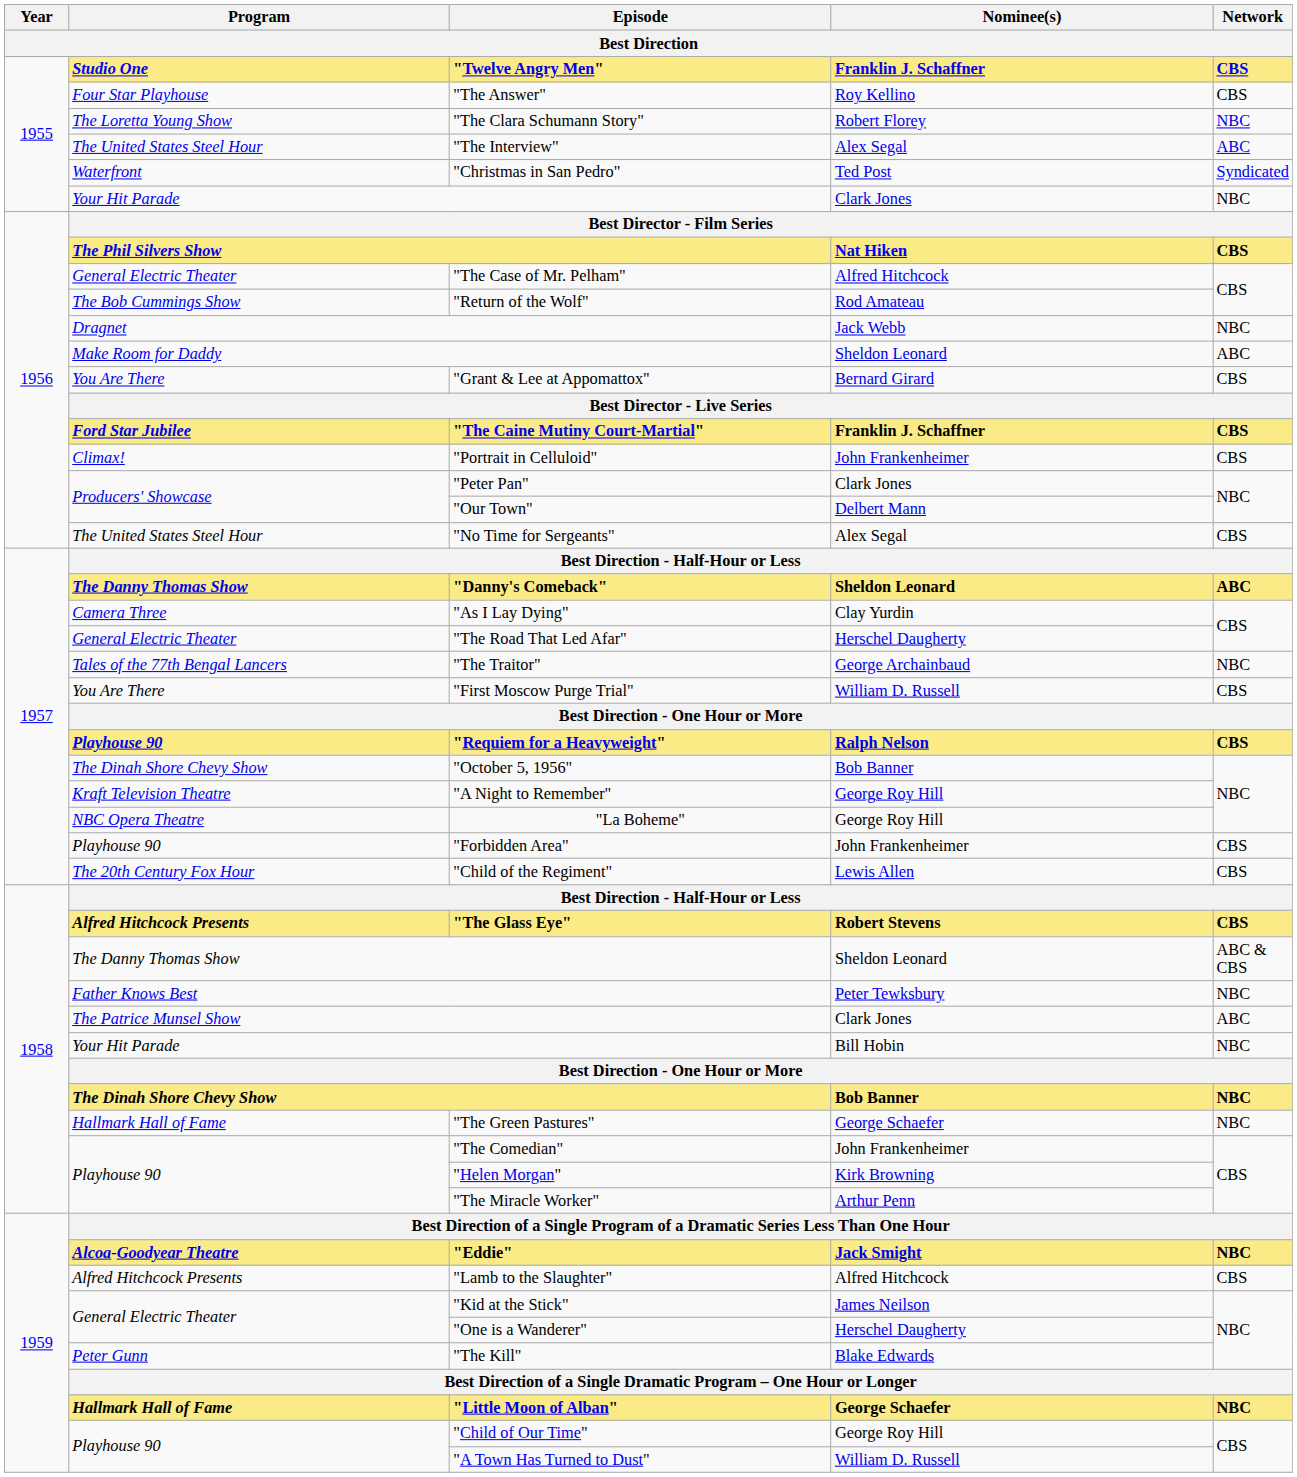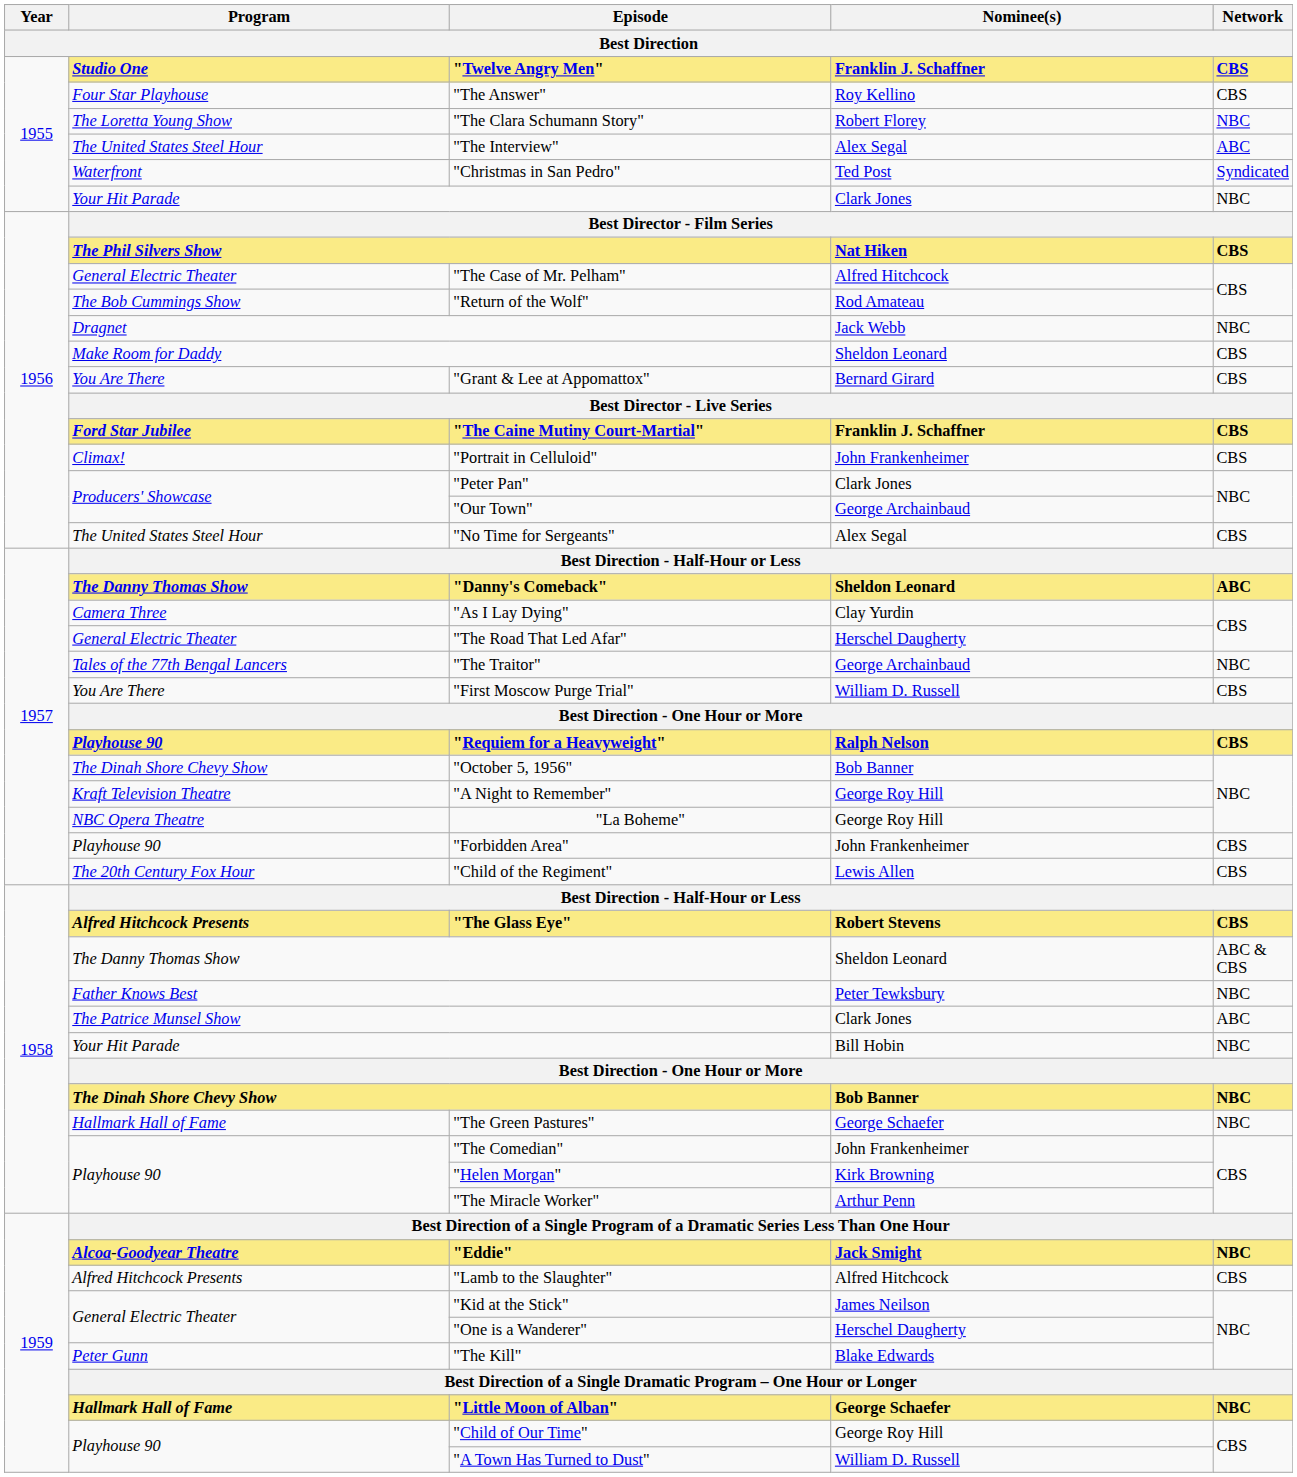(1233, 353) ABC -> (1232, 353) CBS
(880, 509) Delbert Mann -> (903, 509) George Archainbaud
